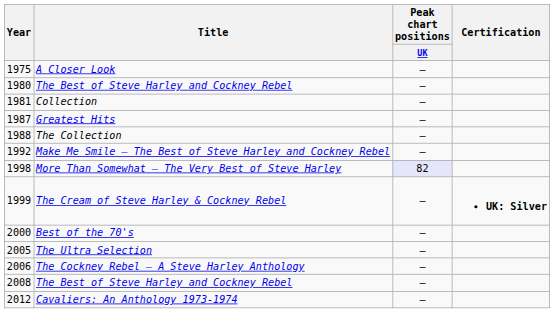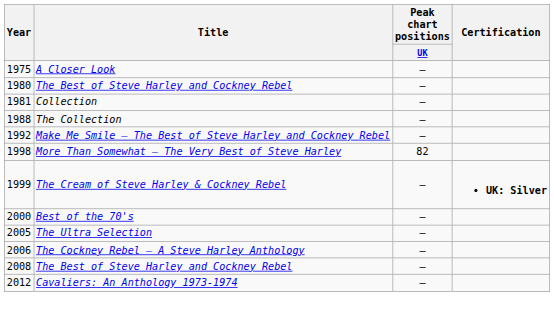- row: (19, 119)
(422, 168) lavender background -> (422, 152) no background
